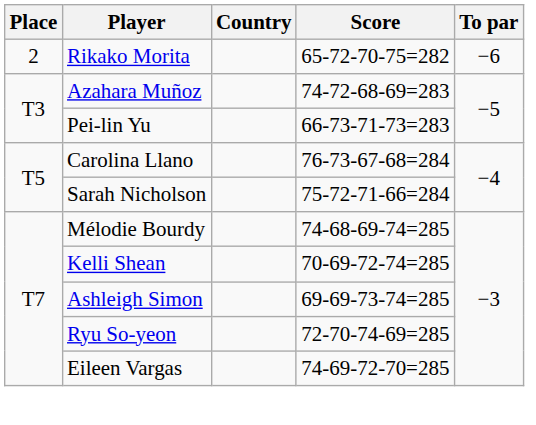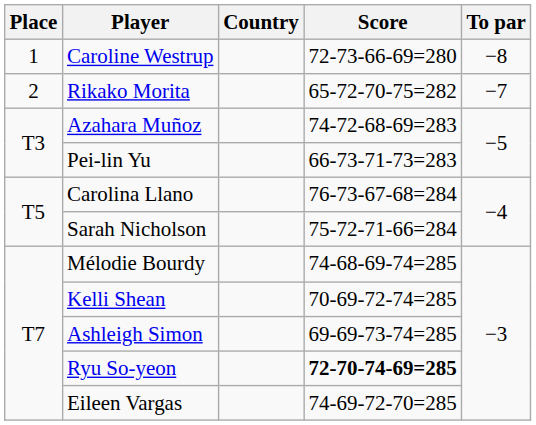+ row: (140, 56)
(489, 56) −6 -> (496, 91) −7
(375, 333) normal -> (383, 367) bold
